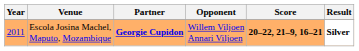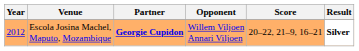(16, 33) 2011 -> (16, 33) 2012
(285, 33) bold -> (285, 33) normal
